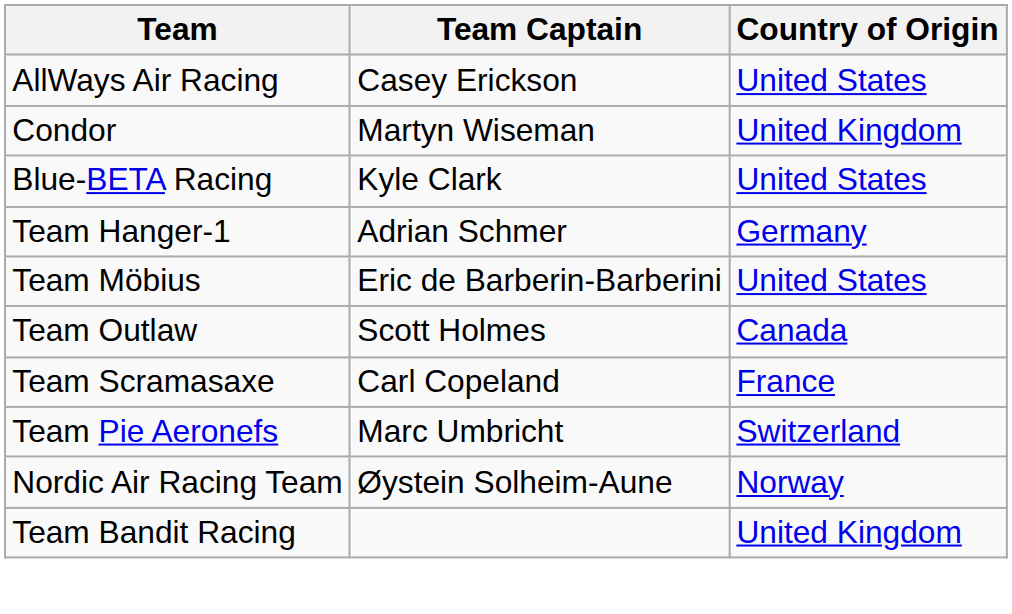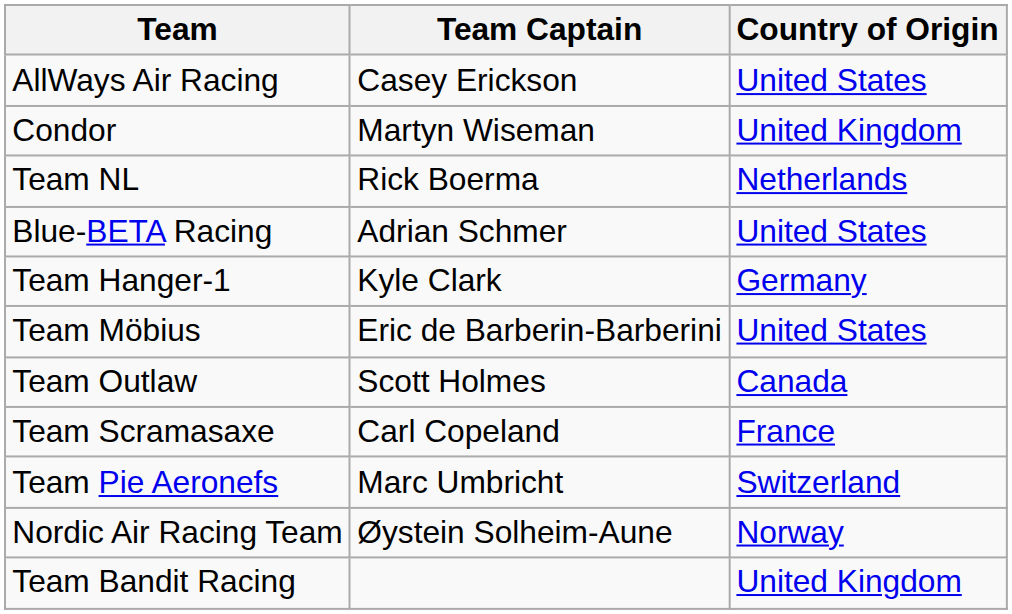+ row: (76, 180)
(430, 180) Kyle Clark -> (462, 230) Adrian Schmer
(462, 230) Adrian Schmer -> (430, 280) Kyle Clark
